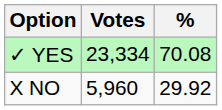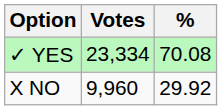(112, 88) 5,960 -> (112, 88) 9,960
